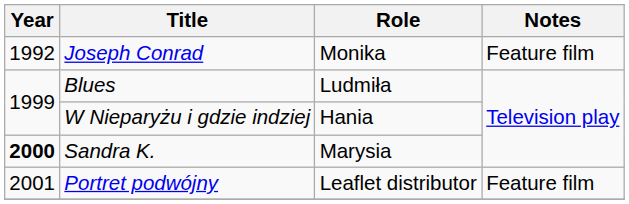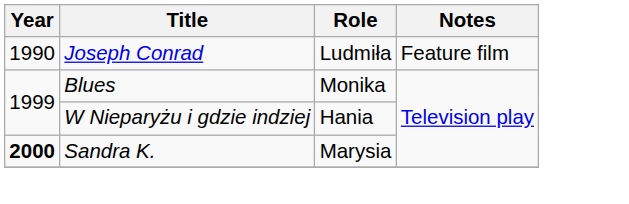(32, 53) 1992 -> (32, 53) 1990
(353, 53) Monika -> (356, 53) Ludmiła
(356, 85) Ludmiła -> (353, 85) Monika
- row: (141, 183)
